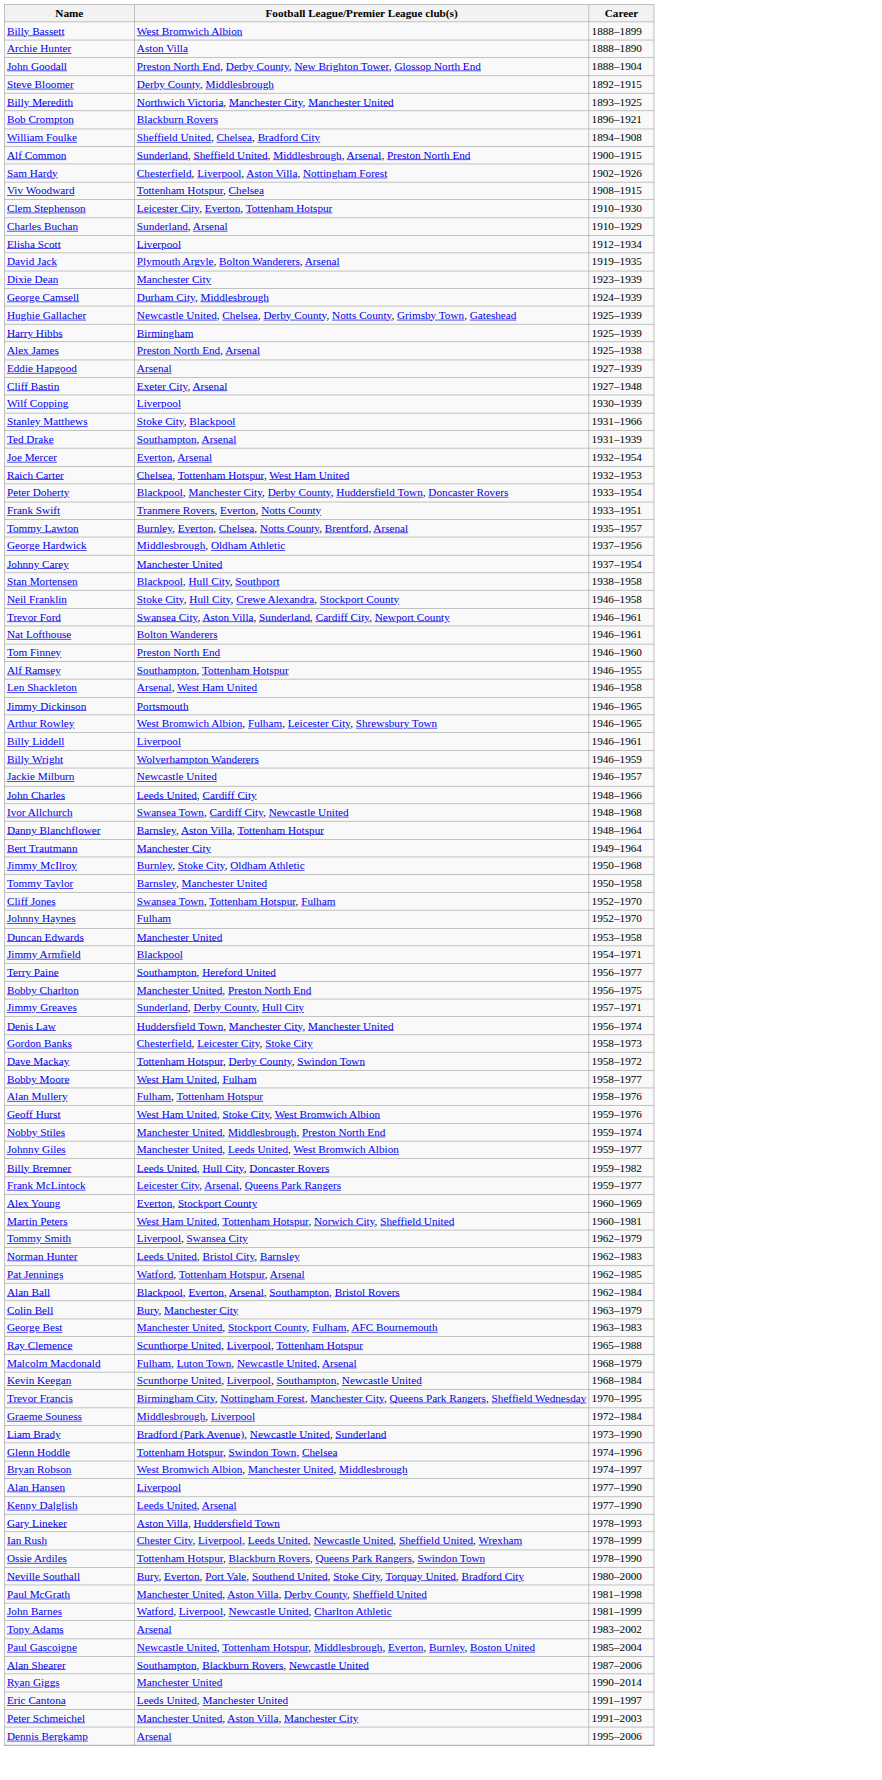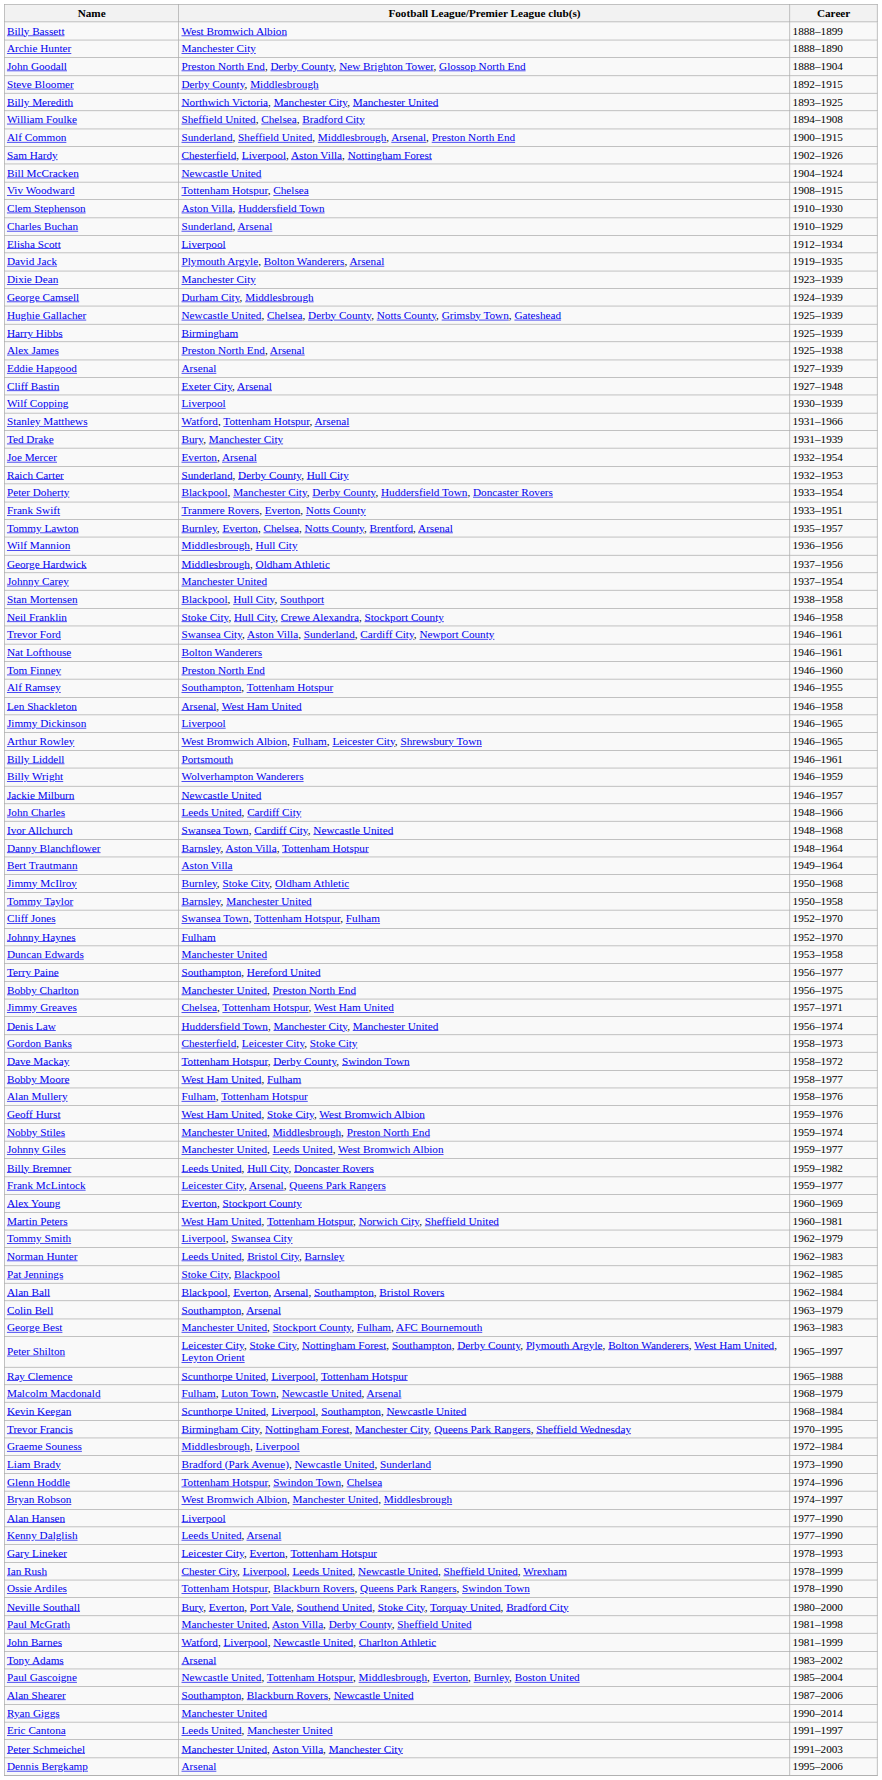(162, 48) Aston Villa -> (219, 48) Manchester City
- row: (40, 119)
+ row: (43, 173)
(235, 208) Leicester City, Everton, Tottenham Hotspur -> (253, 208) Aston Villa, Huddersfield Town
(186, 421) Stoke City, Blackpool -> (265, 421) Watford, Tottenham Hotspur, Arsenal
(187, 439) Southampton, Arsenal -> (232, 439) Bury, Manchester City
(243, 475) Chelsea, Tottenham Hotspur, West Ham United -> (265, 475) Sunderland, Derby County, Hull City
+ row: (39, 546)
(163, 706) Portsmouth -> (204, 723) Liverpool
(159, 741) Liverpool -> (207, 759) Portsmouth
(174, 848) Manchester City -> (207, 865) Aston Villa
- row: (44, 954)
(220, 1008) Sunderland, Derby County, Hull City -> (288, 1008) Chelsea, Tottenham Hotspur, West Ham United
(221, 1274) Watford, Tottenham Hotspur, Arsenal -> (231, 1274) Stoke City, Blackpool
(188, 1310) Bury, Manchester City -> (231, 1310) Southampton, Arsenal
+ row: (36, 1351)
(208, 1523) Aston Villa, Huddersfield Town -> (279, 1553) Leicester City, Everton, Tottenham Hotspur
